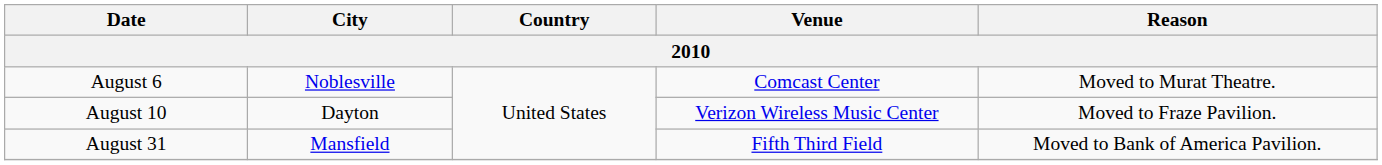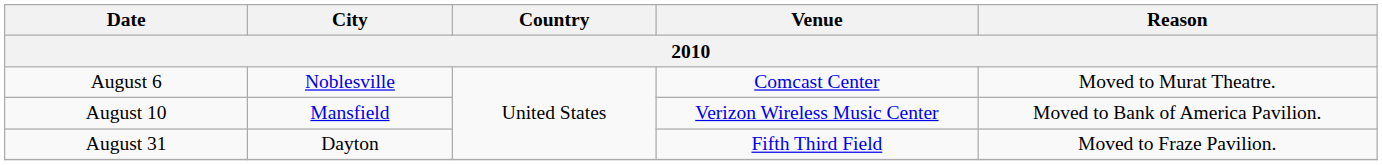(350, 112) Dayton -> (350, 112) Mansfield
(1177, 112) Moved to Fraze Pavilion. -> (1177, 112) Moved to Bank of America Pavilion.
(350, 143) Mansfield -> (350, 143) Dayton
(1177, 143) Moved to Bank of America Pavilion. -> (1177, 143) Moved to Fraze Pavilion.
